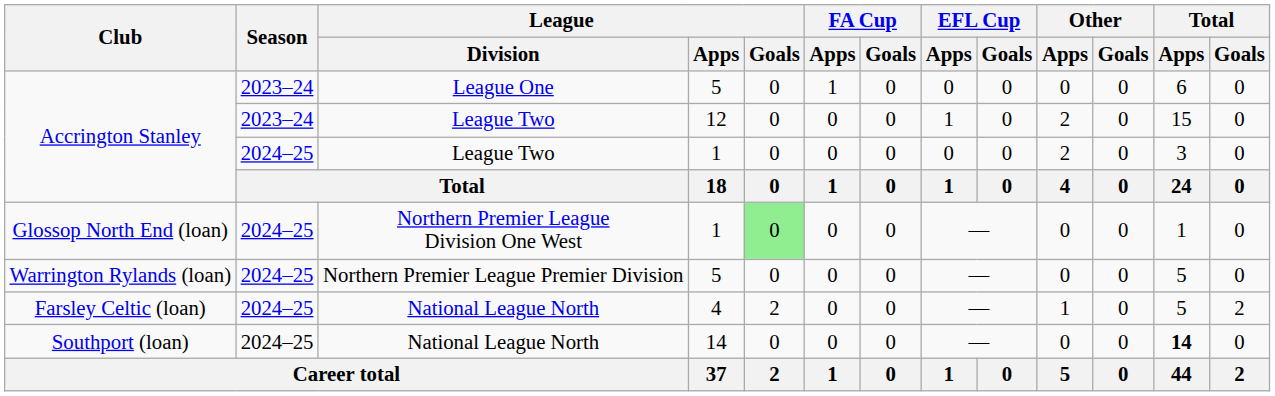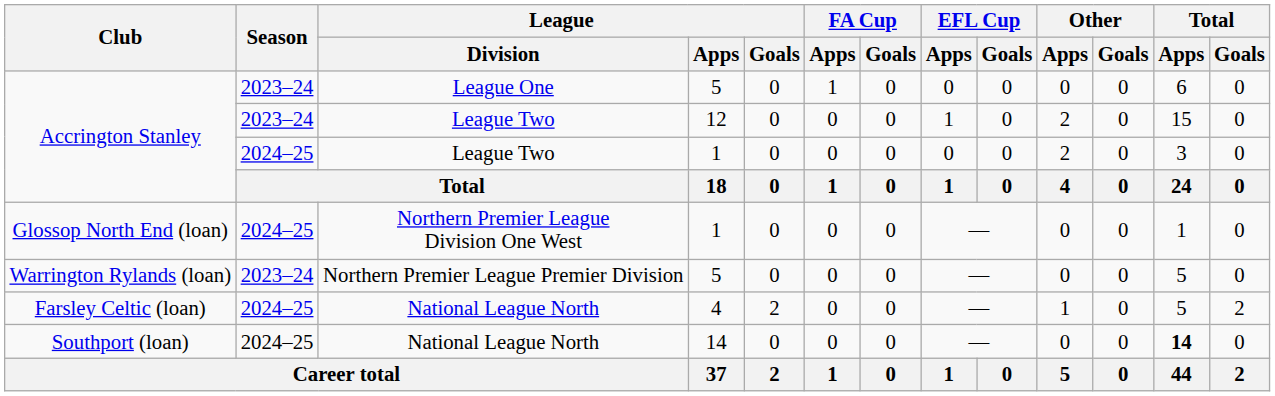(774, 230) lightgreen background -> (774, 230) no background
(277, 275) 2024–25 -> (277, 275) 2023–24
